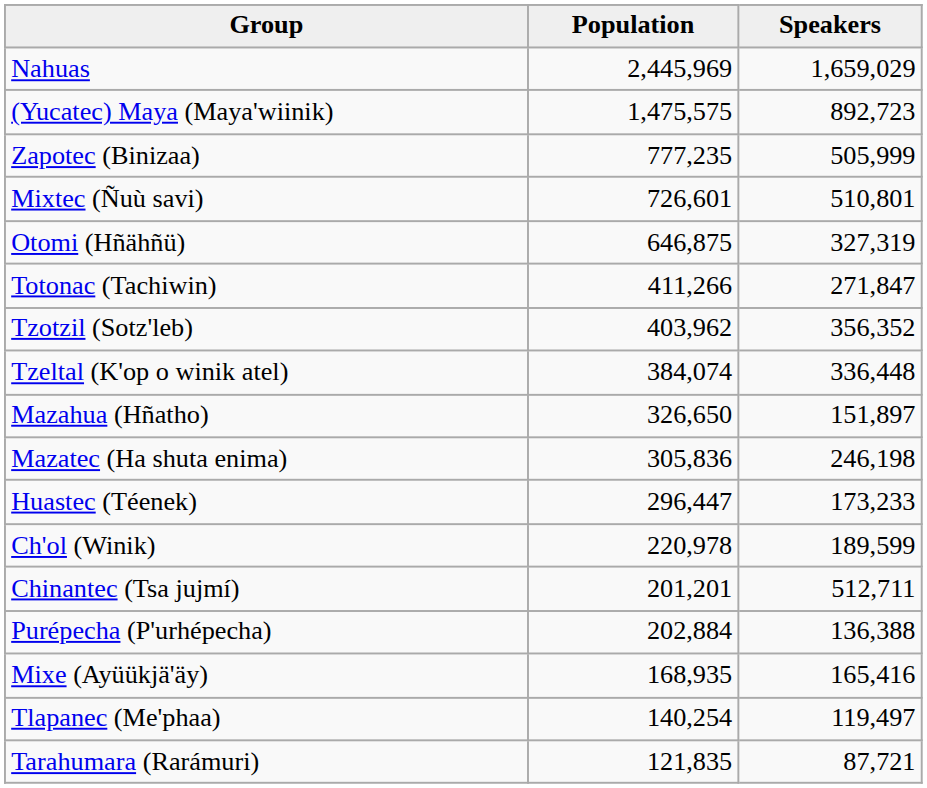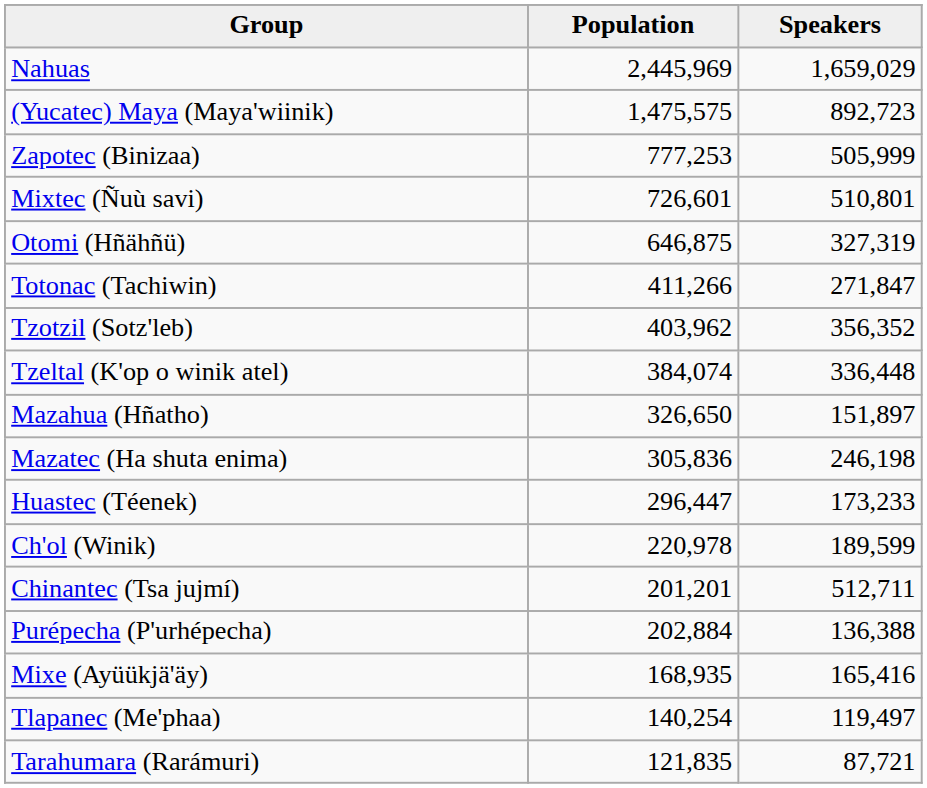(690, 155) 777,235 -> (690, 155) 777,253
